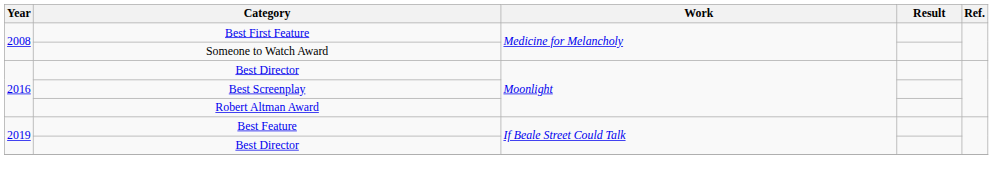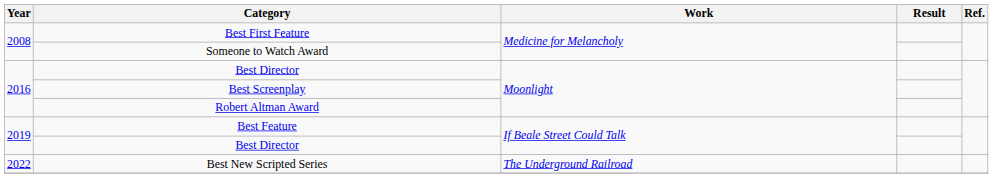+ row: (19, 164)
